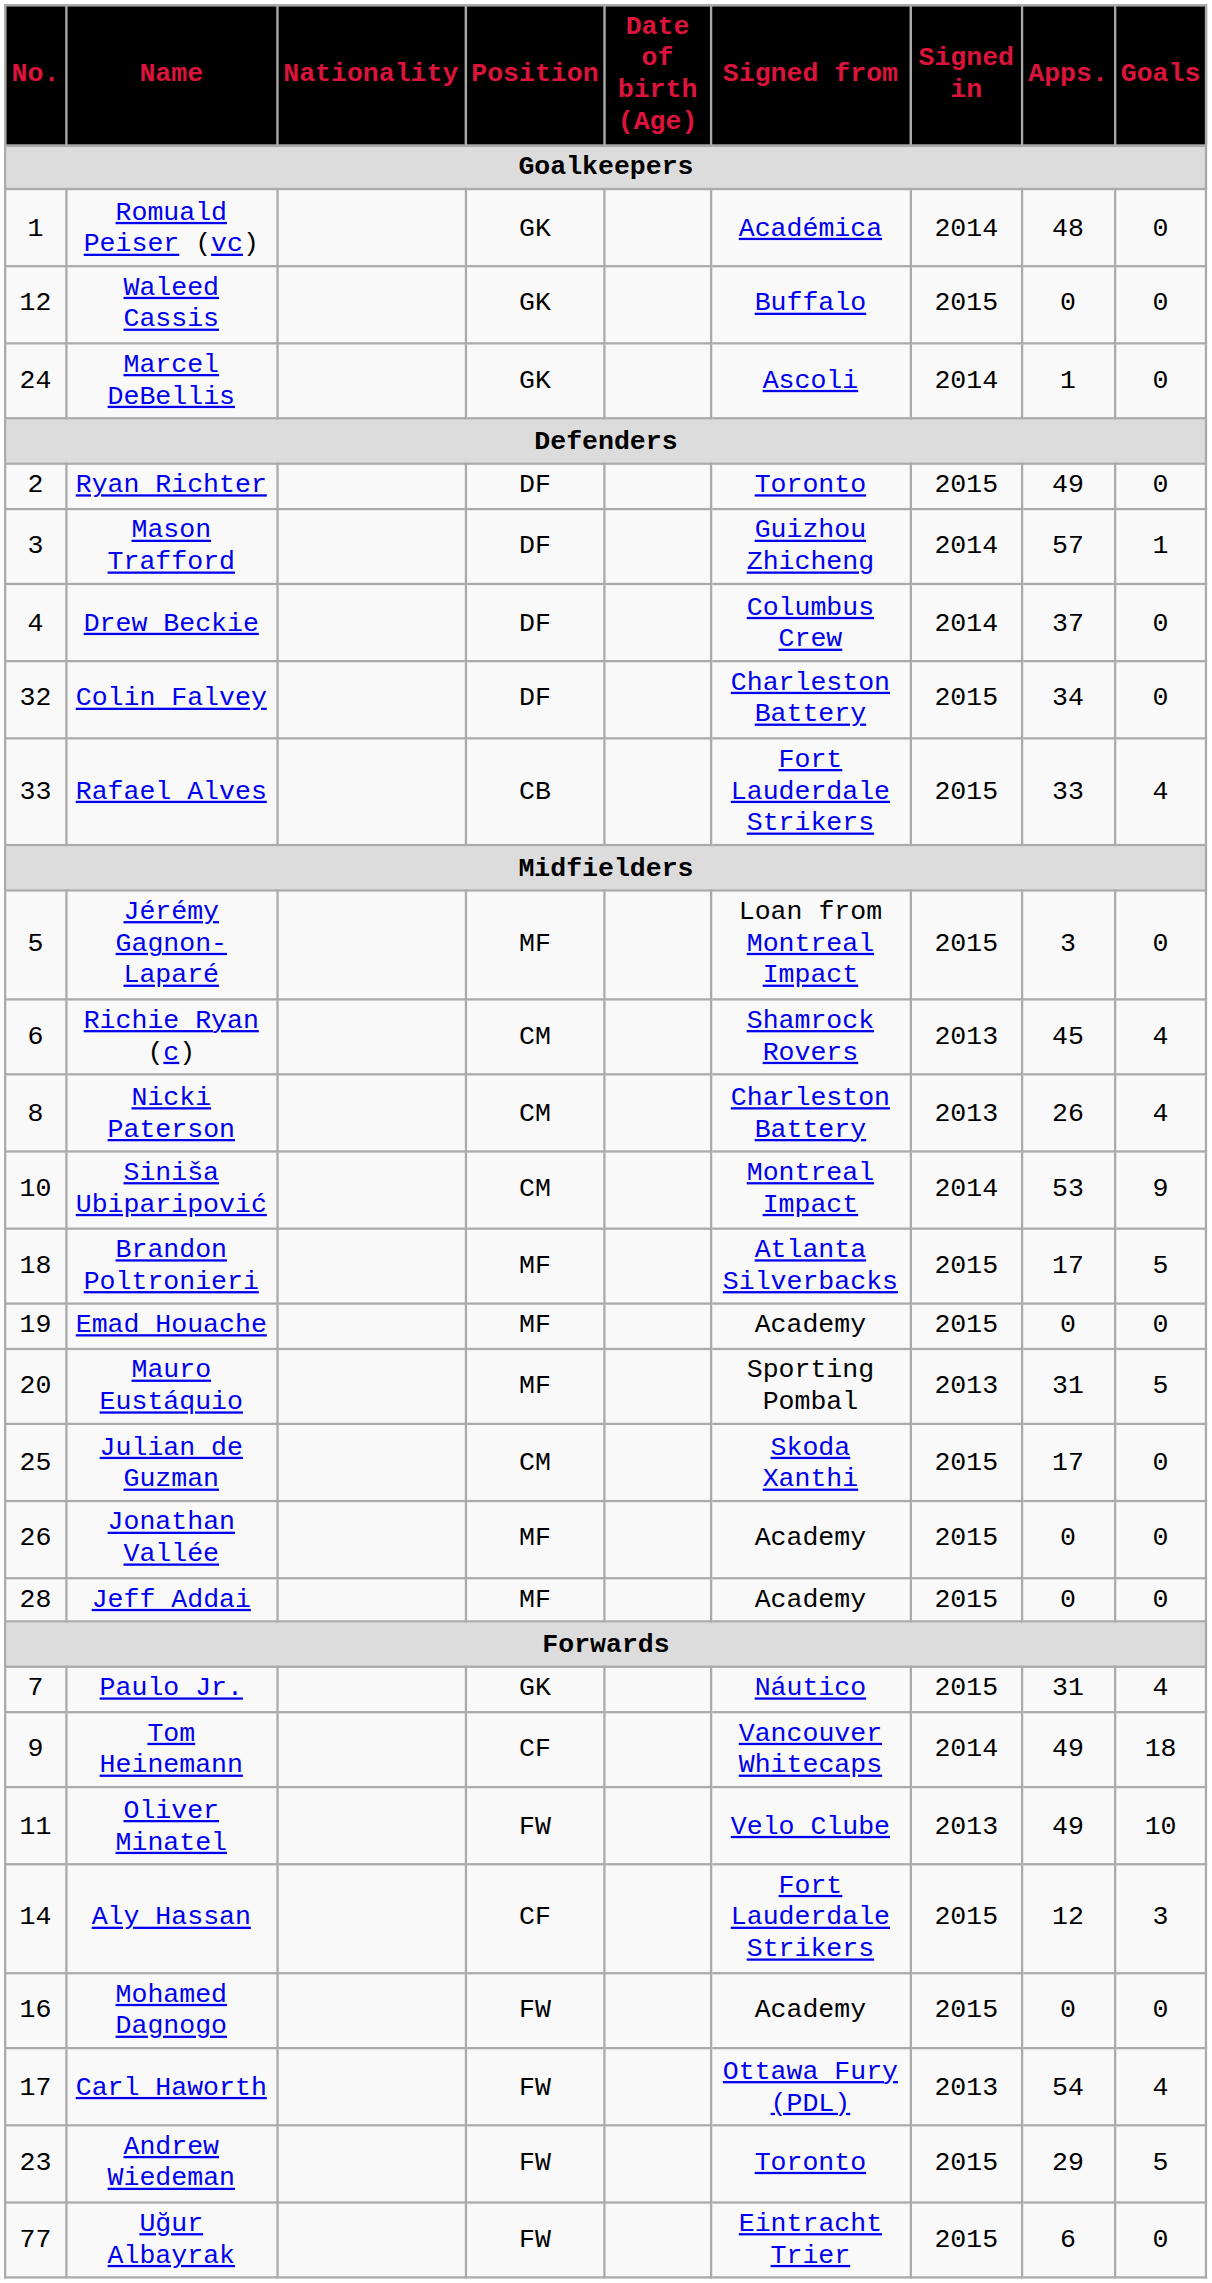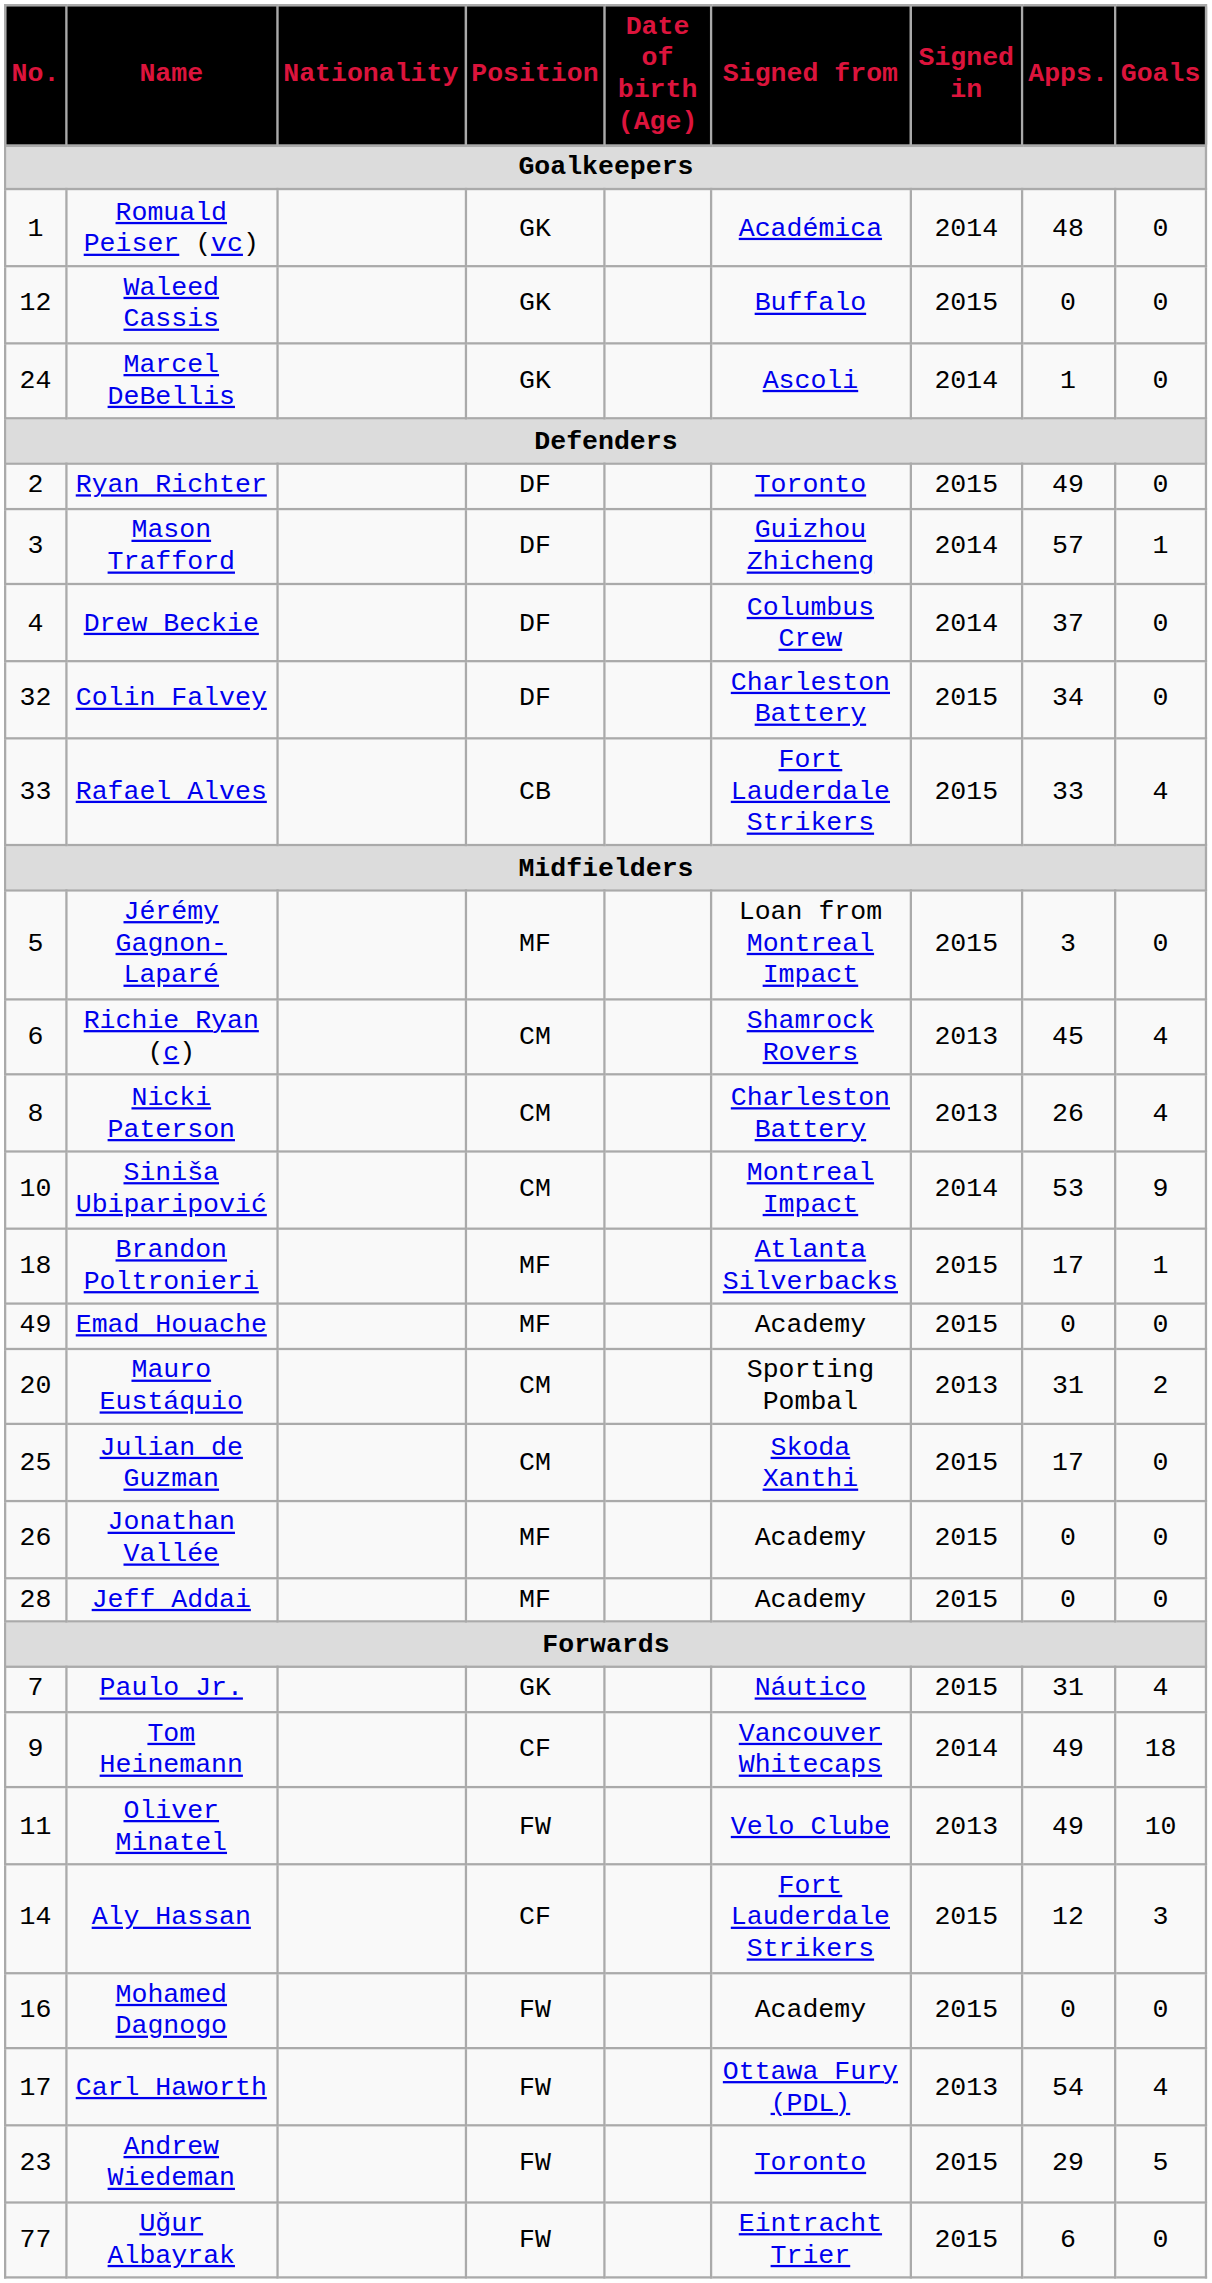(1161, 1265) 5 -> (1161, 1265) 1
(35, 1326) 19 -> (35, 1326) 49
(535, 1386) MF -> (535, 1386) CM
(1161, 1386) 5 -> (1161, 1386) 2
